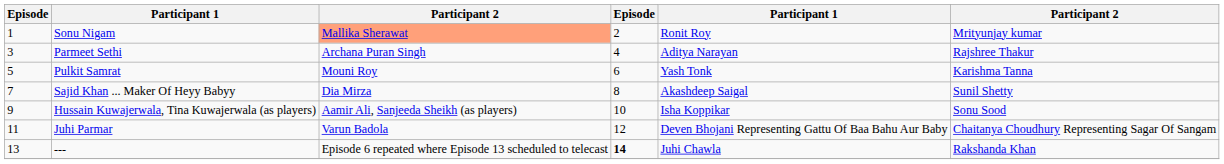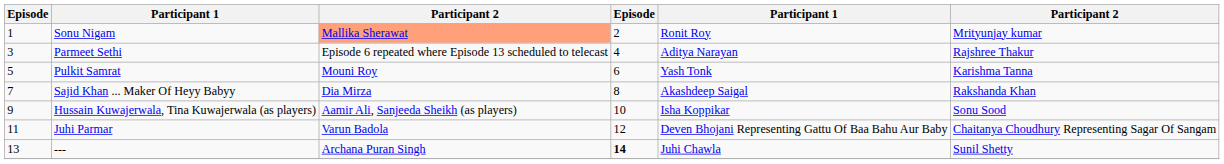(374, 52) Archana Puran Singh -> (465, 52) Episode 6 repeated where Episode 13 scheduled to telecast
(983, 91) Sunil Shetty -> (994, 91) Rakshanda Khan
(465, 149) Episode 6 repeated where Episode 13 scheduled to telecast -> (374, 149) Archana Puran Singh
(994, 149) Rakshanda Khan -> (983, 149) Sunil Shetty
